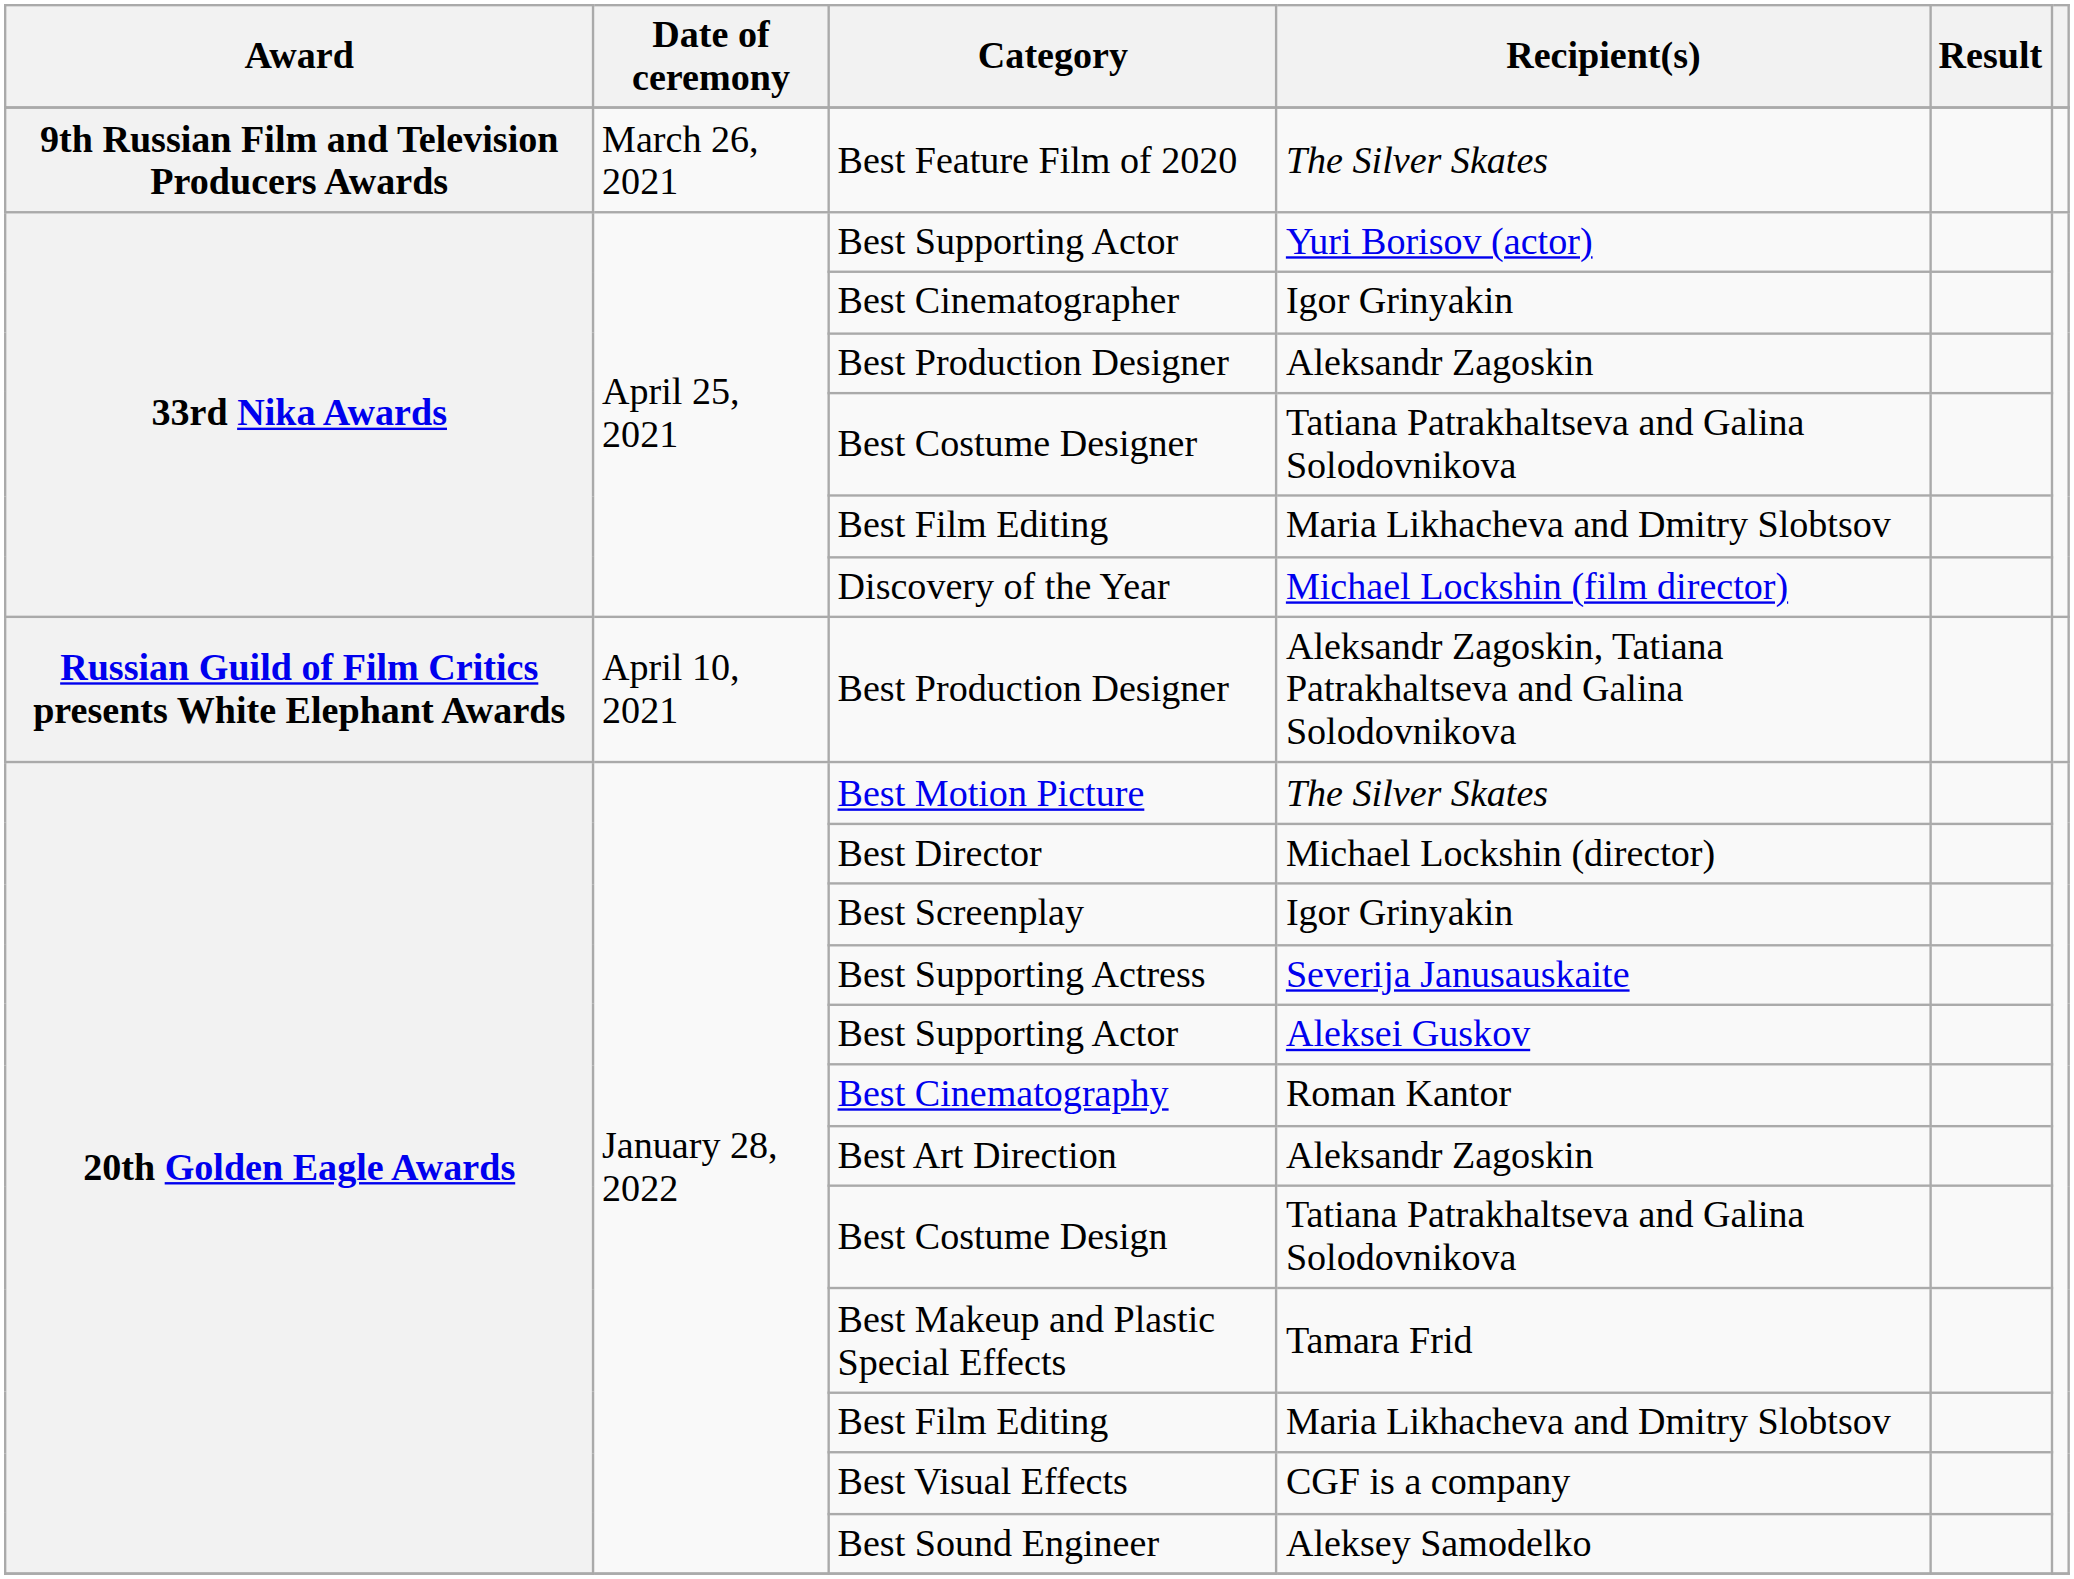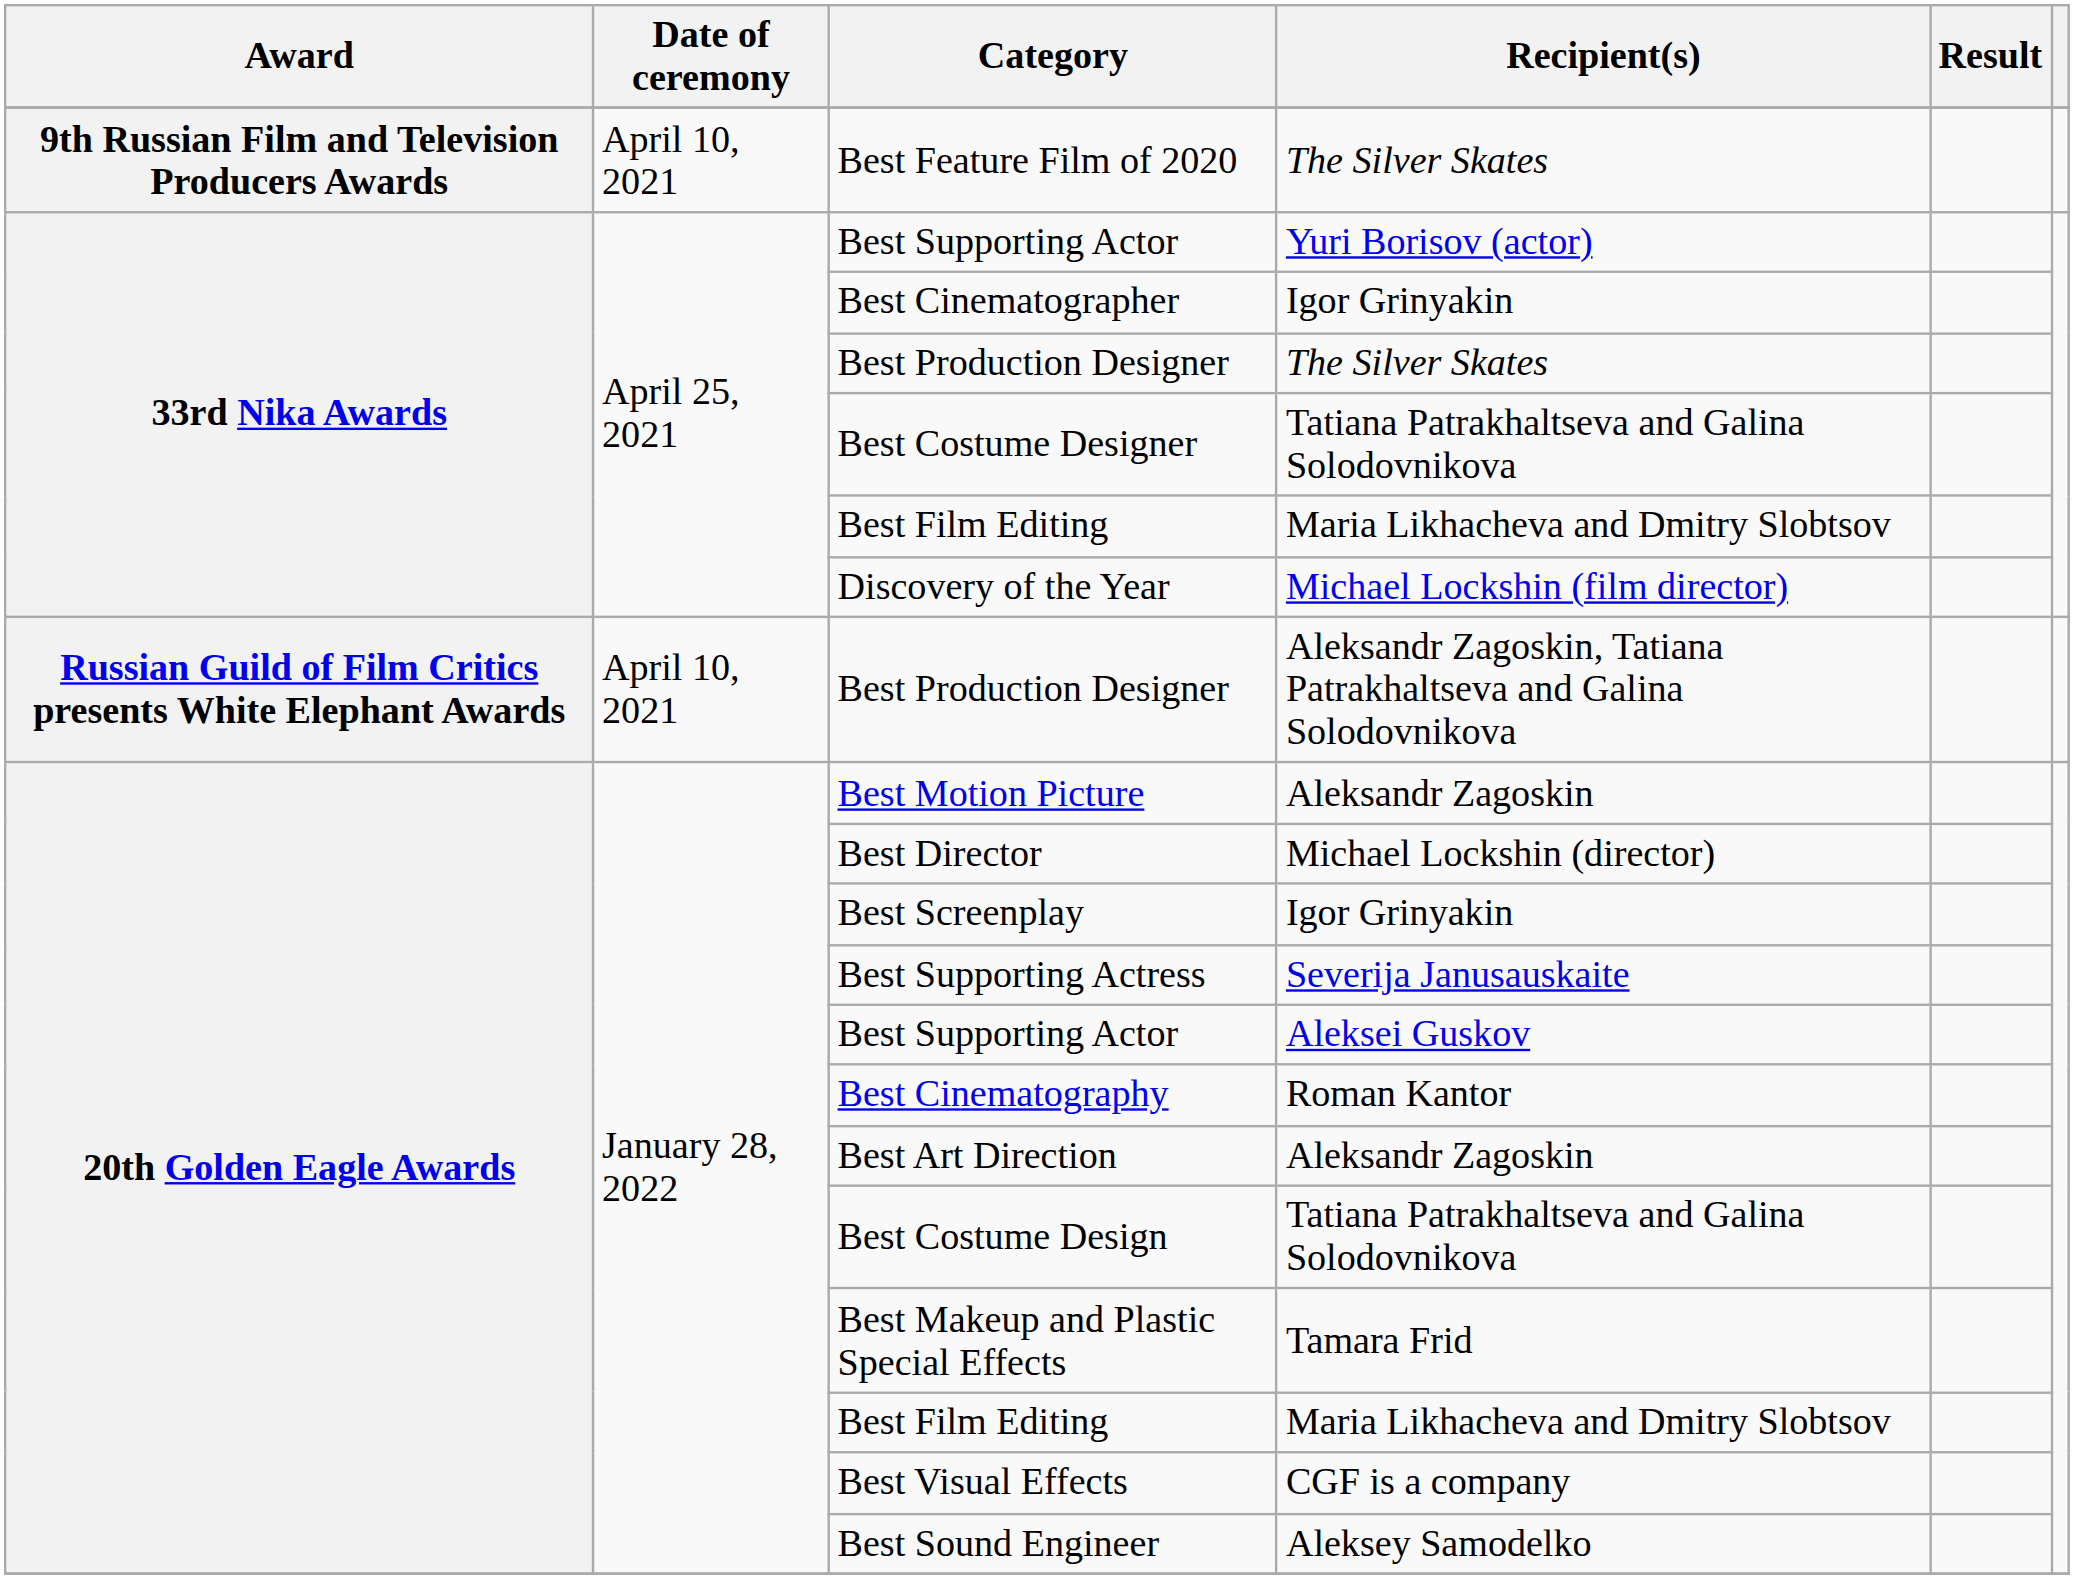(680, 159) March 26, 2021 -> (671, 159) April 10, 2021
(1440, 361) Aleksandr Zagoskin -> (1417, 361) The Silver Skates
(1417, 792) The Silver Skates -> (1440, 792) Aleksandr Zagoskin
